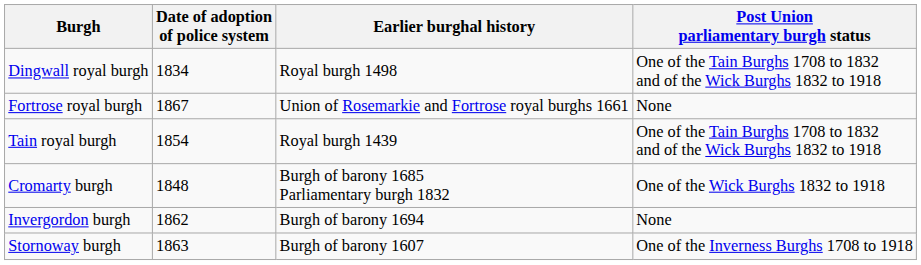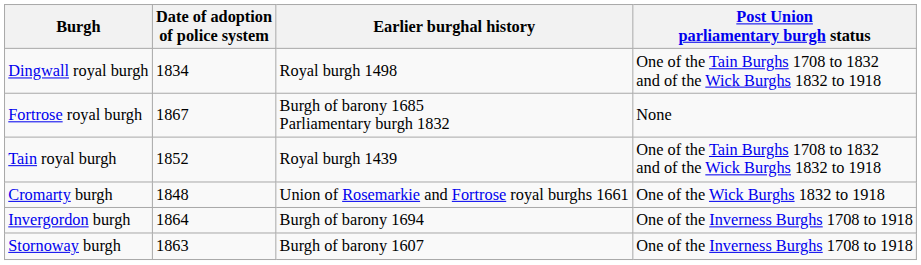(454, 105) Union of Rosemarkie and Fortrose royal burghs 1661 -> (365, 115) Burgh of barony 1685 Parliamentary burgh 1832
(172, 140) 1854 -> (172, 159) 1852
(365, 185) Burgh of barony 1685 Parliamentary burgh 1832 -> (454, 194) Union of Rosemarkie and Fortrose royal burghs 1661
(172, 220) 1862 -> (172, 220) 1864
(654, 220) None -> (775, 220) One of the Inverness Burghs 1708 to 1918
